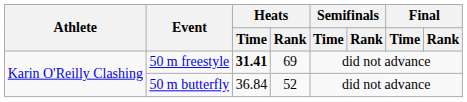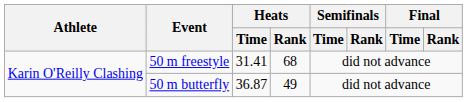(252, 62) bold -> (252, 62) normal
(290, 62) 69 -> (290, 62) 68
(252, 85) 36.84 -> (252, 85) 36.87
(290, 85) 52 -> (290, 85) 49
